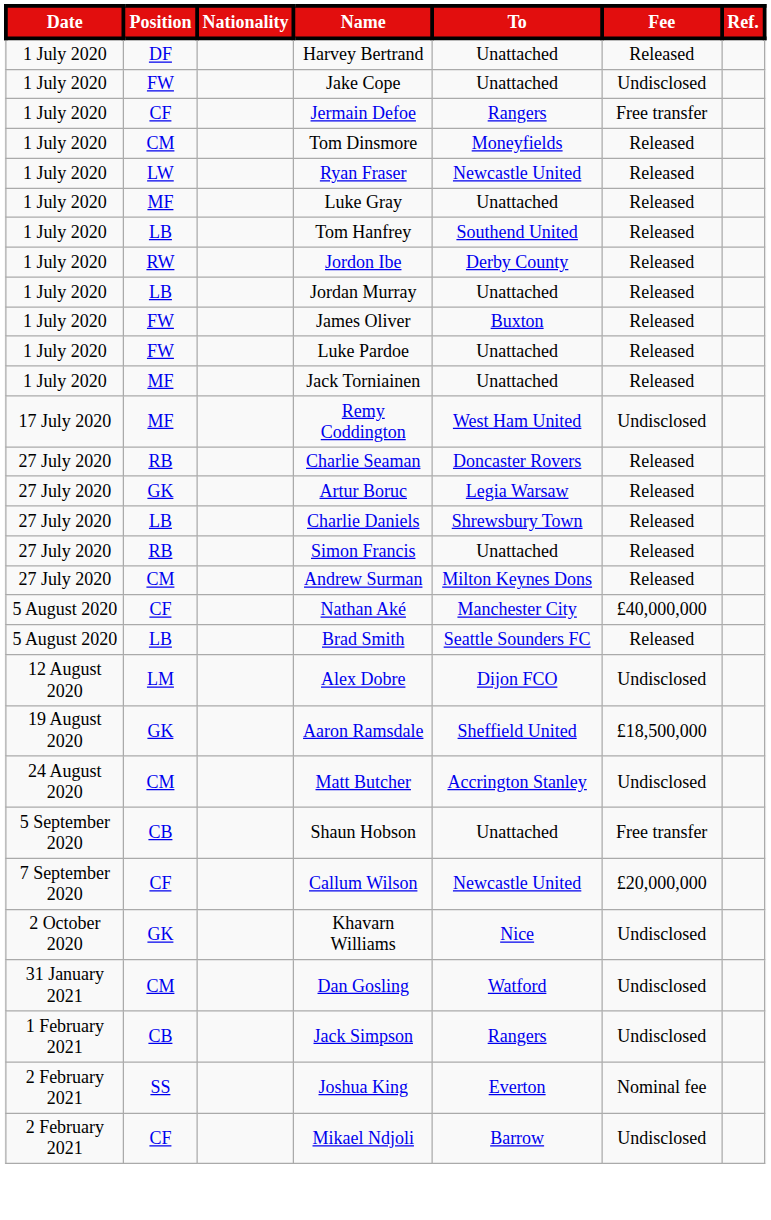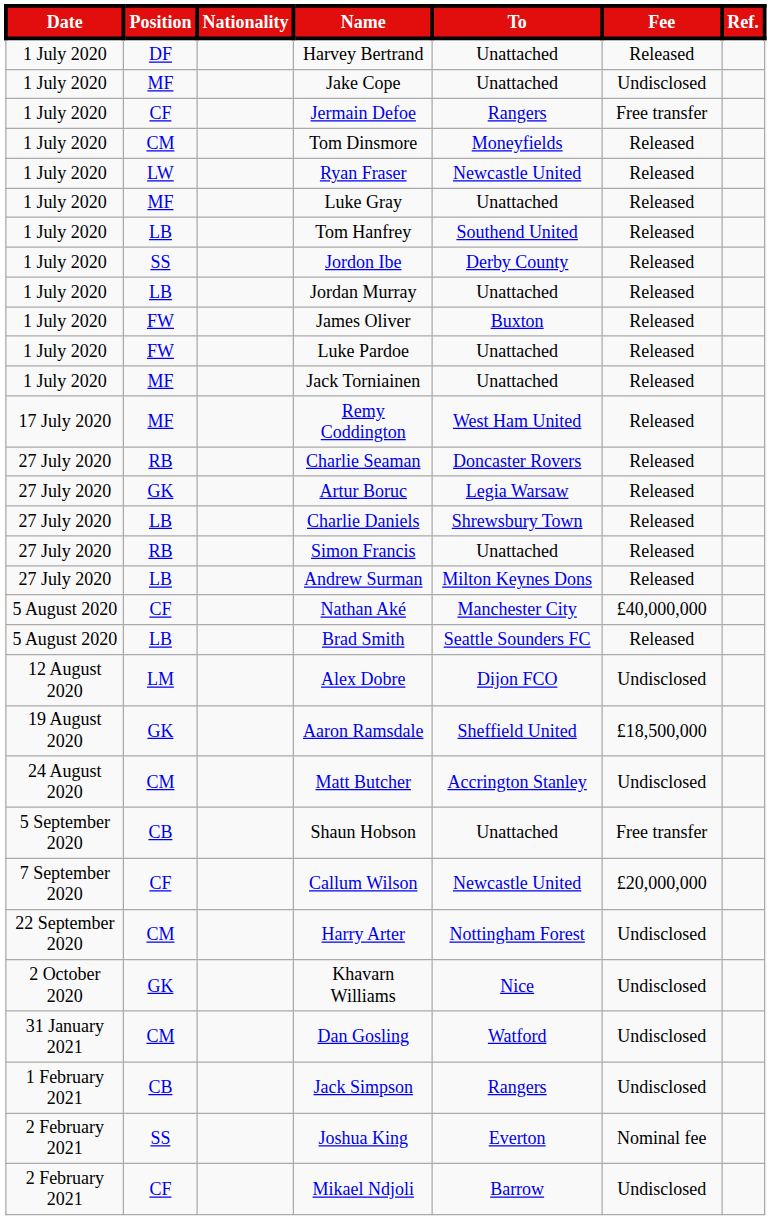(160, 84) FW -> (160, 84) MF
(160, 262) RW -> (160, 262) SS
(662, 421) Undisclosed -> (662, 421) Released
(160, 580) CM -> (160, 580) LB
+ row: (363, 934)
